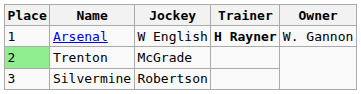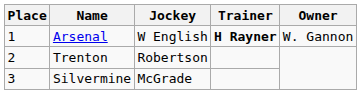(12, 57) lightgreen background -> (12, 57) no background
(165, 57) McGrade -> (173, 57) Robertson
(173, 79) Robertson -> (165, 79) McGrade
